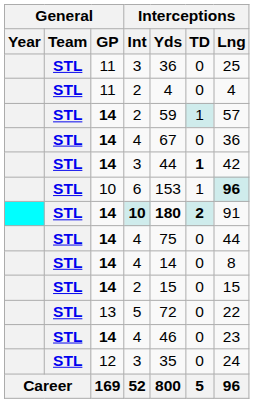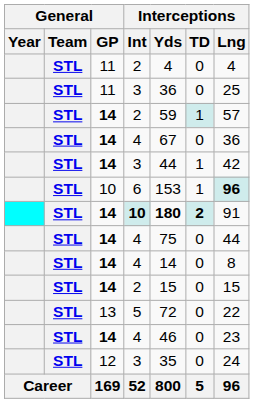rows swapped: (108, 90) <-> (108, 66)
(200, 164) bold -> (200, 164) normal
